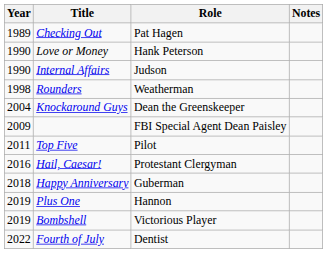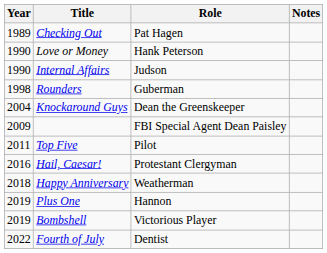(164, 88) Weatherman -> (159, 88) Guberman
(159, 182) Guberman -> (164, 182) Weatherman
